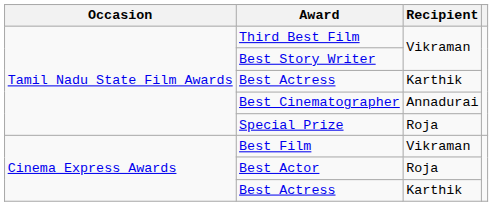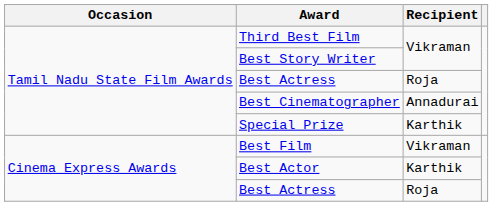(434, 81) Karthik -> (422, 81) Roja
(422, 125) Roja -> (434, 125) Karthik
(422, 168) Roja -> (434, 168) Karthik
(434, 190) Karthik -> (422, 190) Roja
